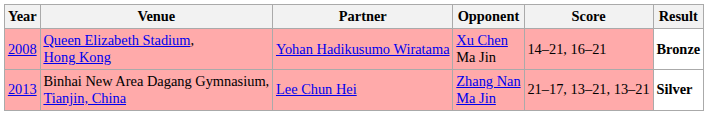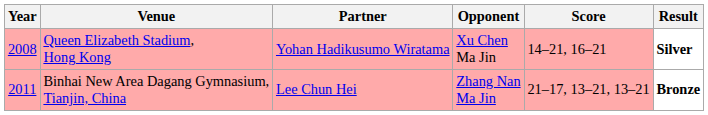(678, 49) Bronze -> (674, 49) Silver
(22, 89) 2013 -> (22, 89) 2011
(674, 89) Silver -> (678, 89) Bronze
